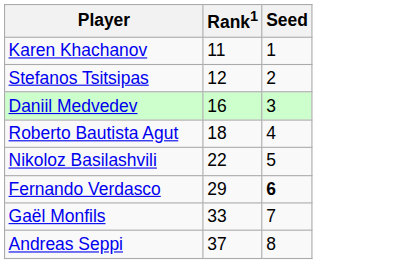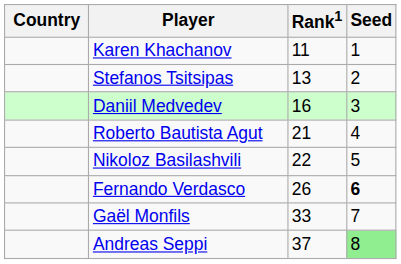+ column: (47, 20)
(217, 78) 12 -> (301, 78) 13
(217, 133) 18 -> (301, 133) 21
(217, 188) 29 -> (301, 188) 26
(271, 244) no background -> (355, 244) lightgreen background
